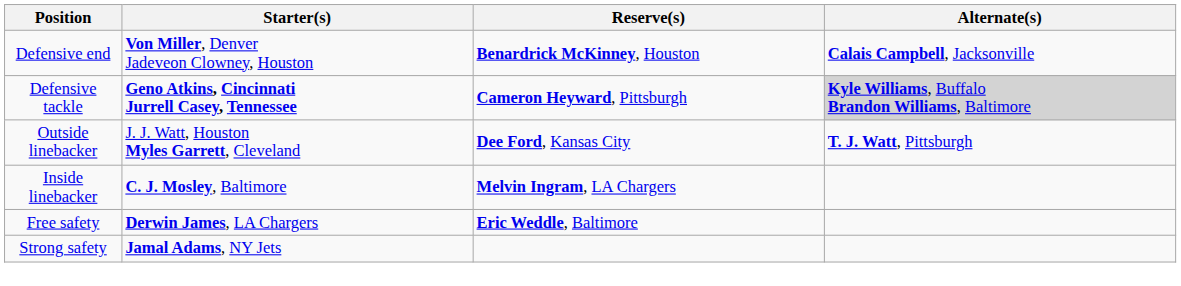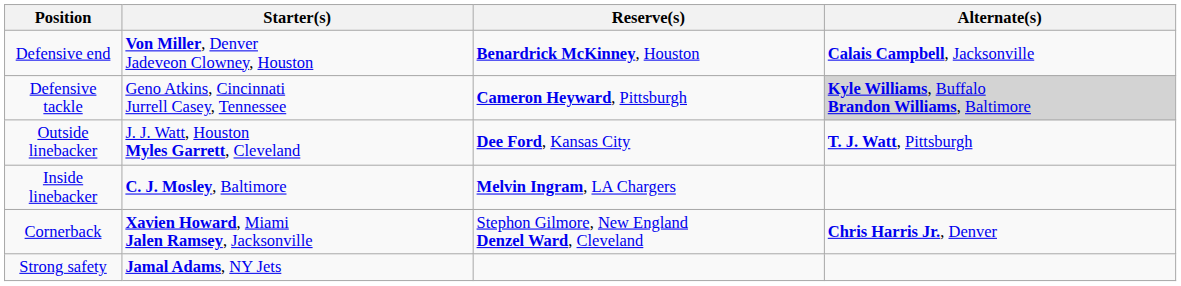(211, 97) bold -> (206, 97) normal
+ row: (63, 231)
- row: (63, 222)
